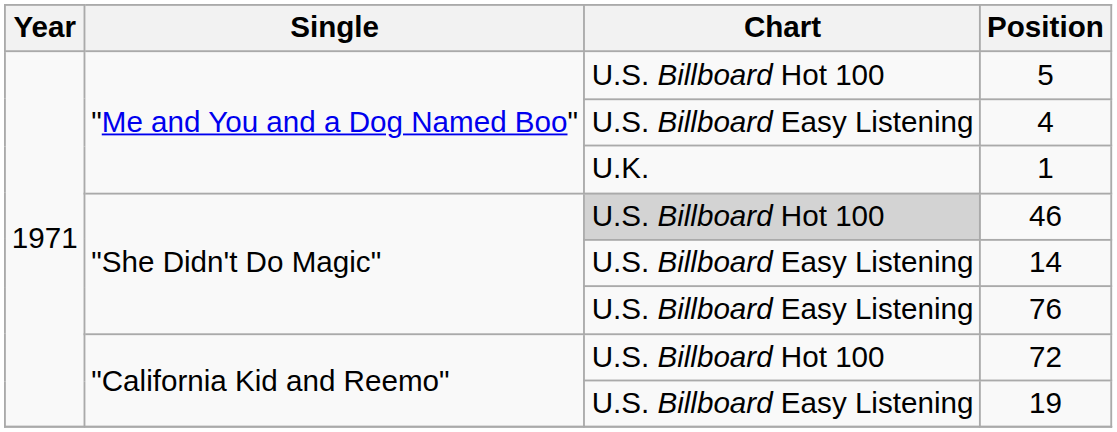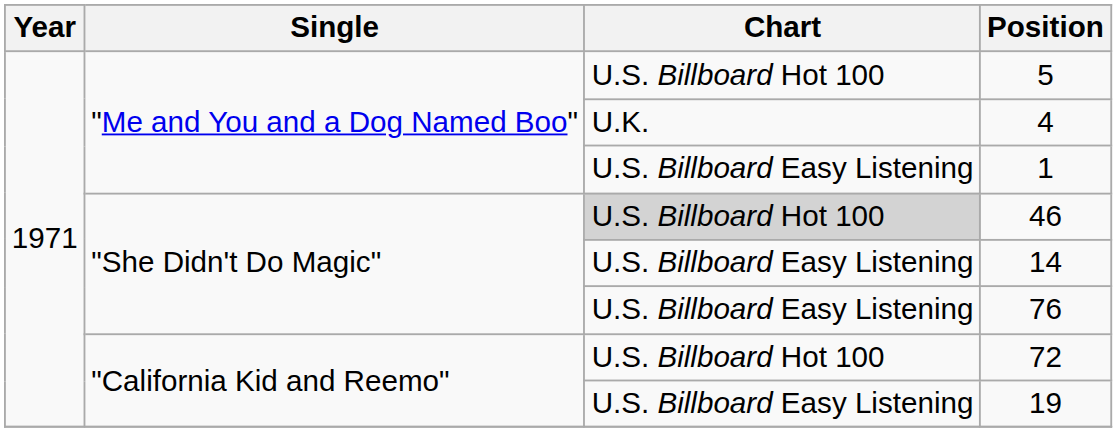(783, 121) U.S. Billboard Easy Listening -> (620, 121) U.K.
(620, 168) U.K. -> (783, 168) U.S. Billboard Easy Listening
